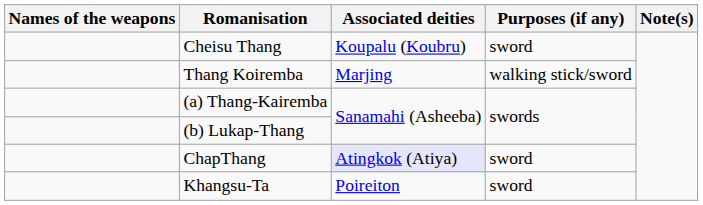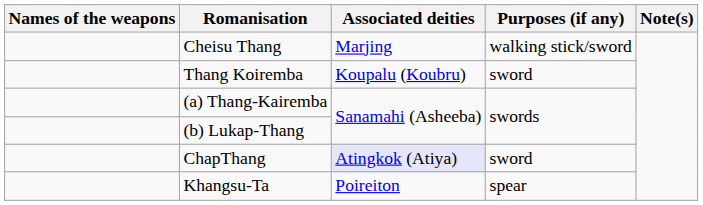(401, 46) Koupalu (Koubru) -> (364, 46) Marjing
(511, 46) sword -> (561, 46) walking stick/sword
(364, 74) Marjing -> (401, 74) Koupalu (Koubru)
(561, 74) walking stick/sword -> (511, 74) sword
(511, 185) sword -> (508, 185) spear
